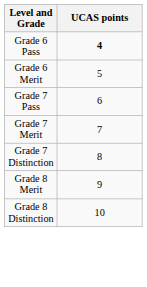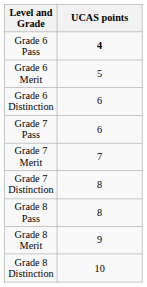+ row: (31, 101)
+ row: (31, 212)
